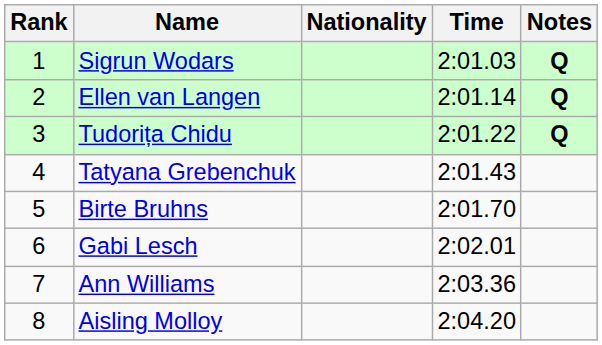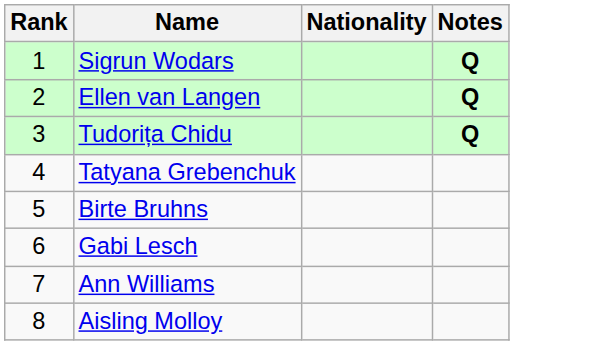- column: (477, 23)
